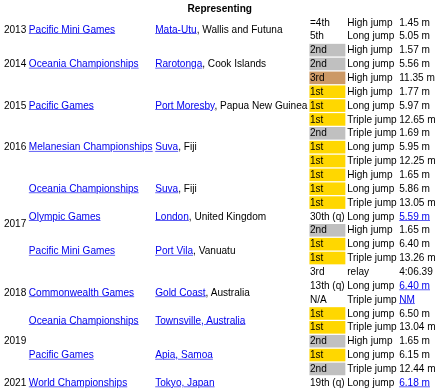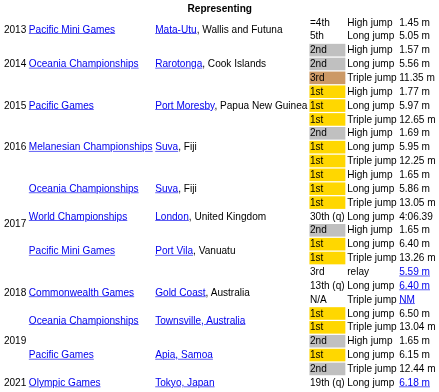(370, 78) High jump -> (372, 78) Triple jump
(372, 133) Triple jump -> (370, 133) High jump
(65, 216) Olympic Games -> (78, 216) World Championships
(415, 216) 5.59 m -> (416, 216) 4:06.39
(416, 272) 4:06.39 -> (415, 272) 5.59 m
(78, 382) World Championships -> (65, 382) Olympic Games
